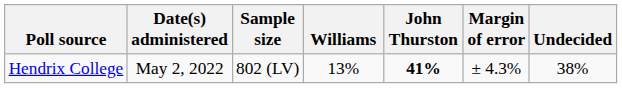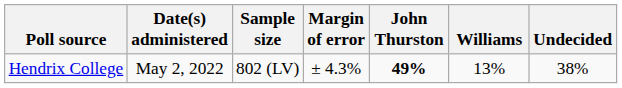columns swapped: (496, 29) <-> (343, 39)
(423, 68) 41% -> (409, 68) 49%
